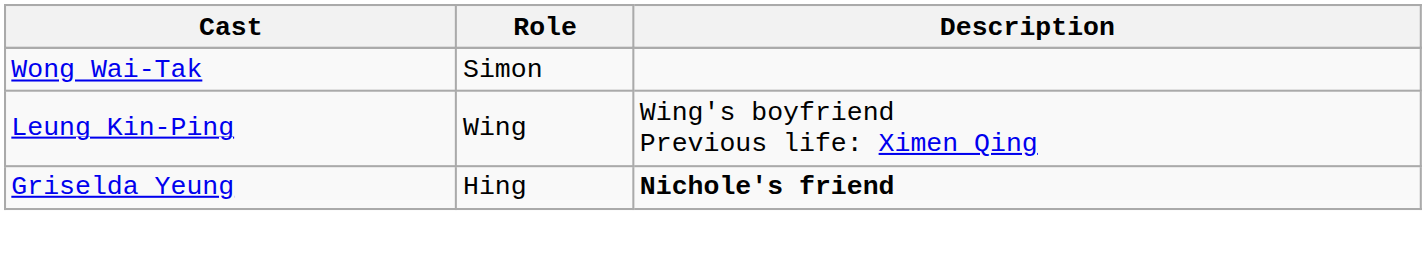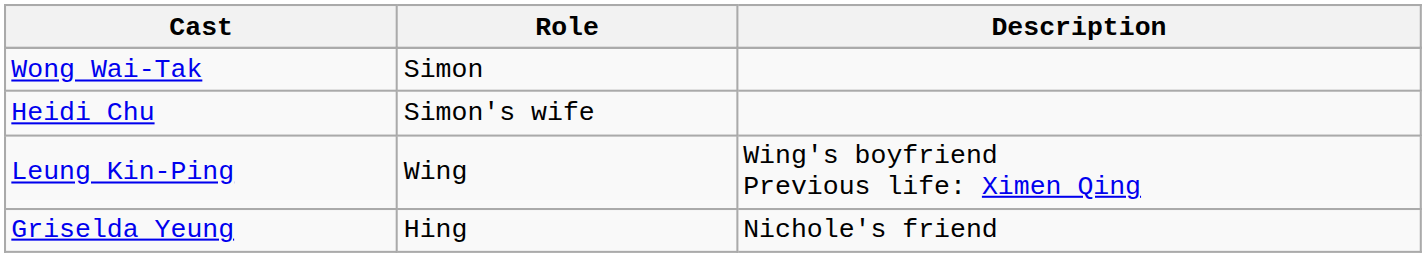+ row: (83, 113)
(767, 187) bold -> (870, 230) normal
